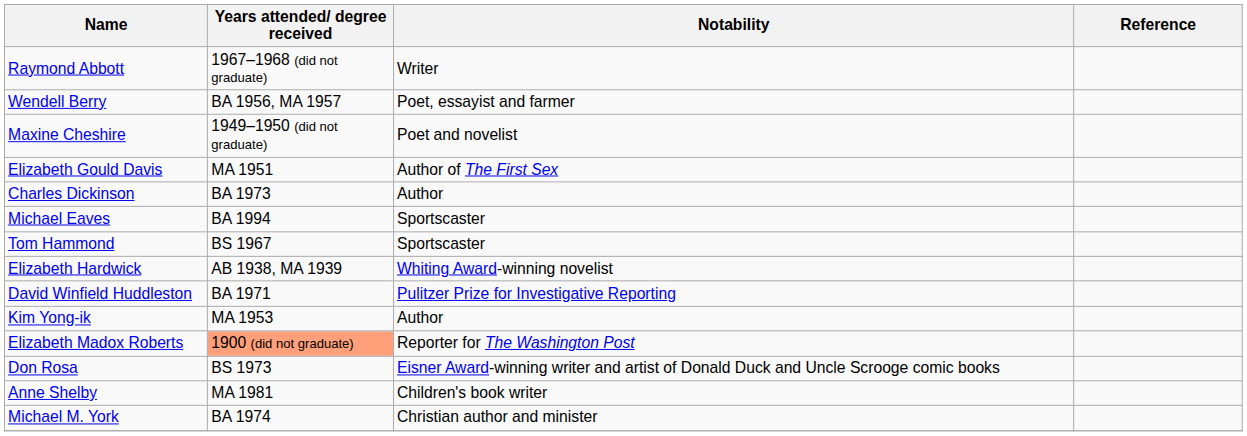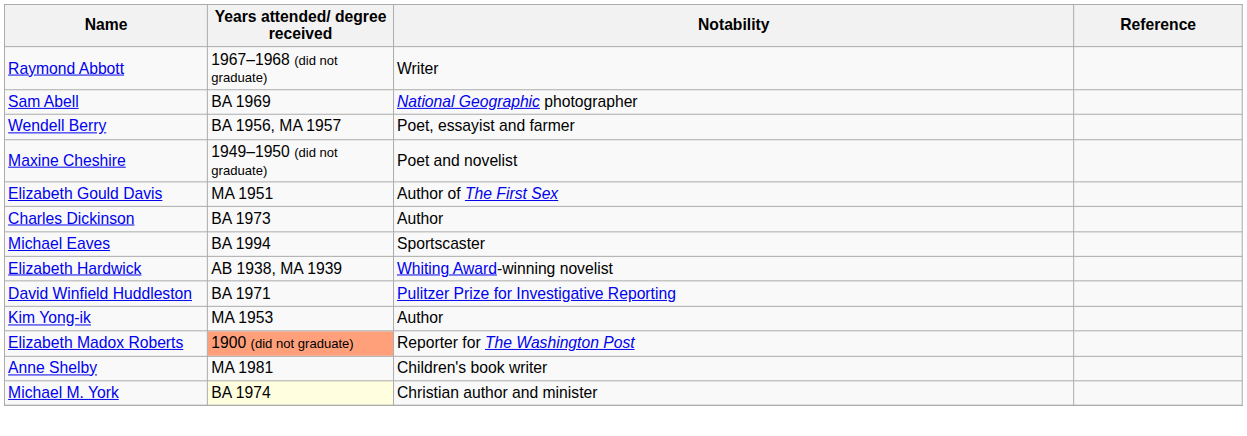+ row: (43, 101)
- row: (61, 243)
- row: (43, 368)
(241, 417) no background -> (241, 393) lightyellow background
